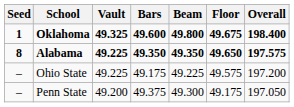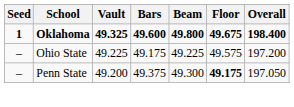- row: (59, 53)
(226, 92) normal -> (226, 73) bold
